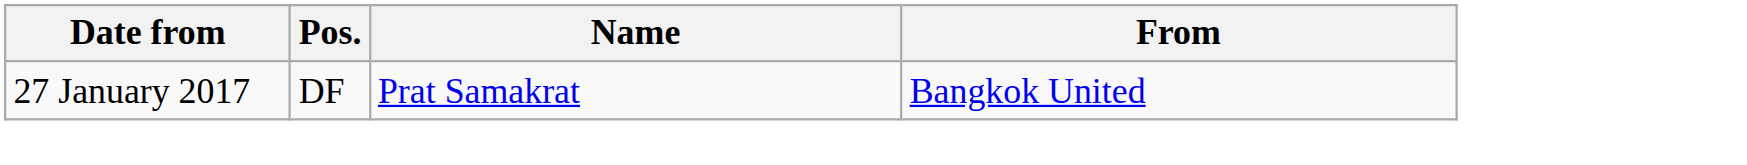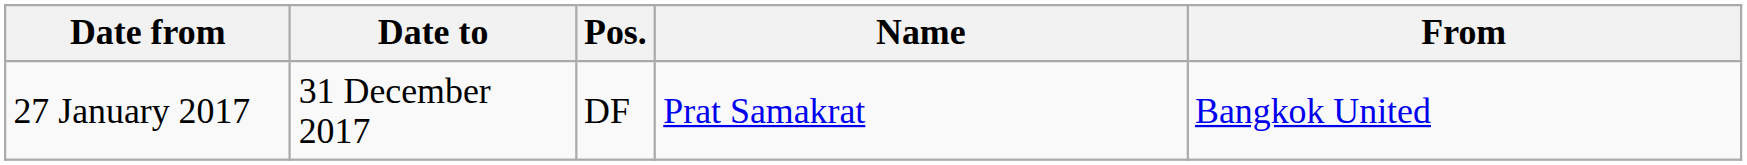+ column: (433, 32)
